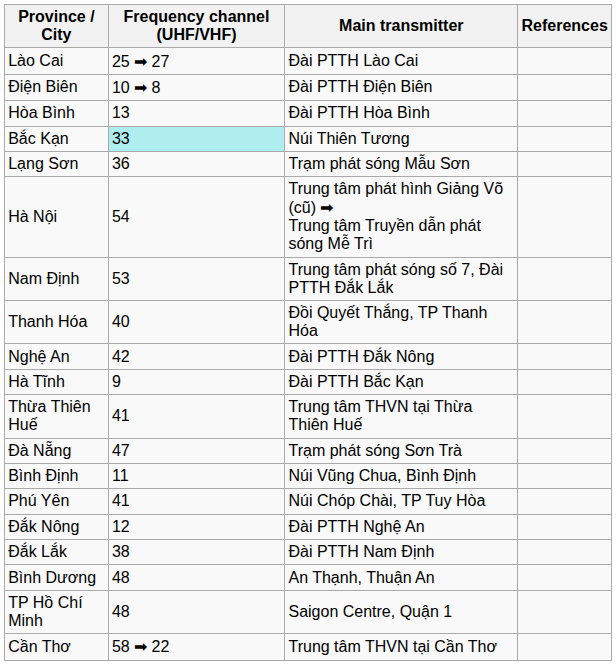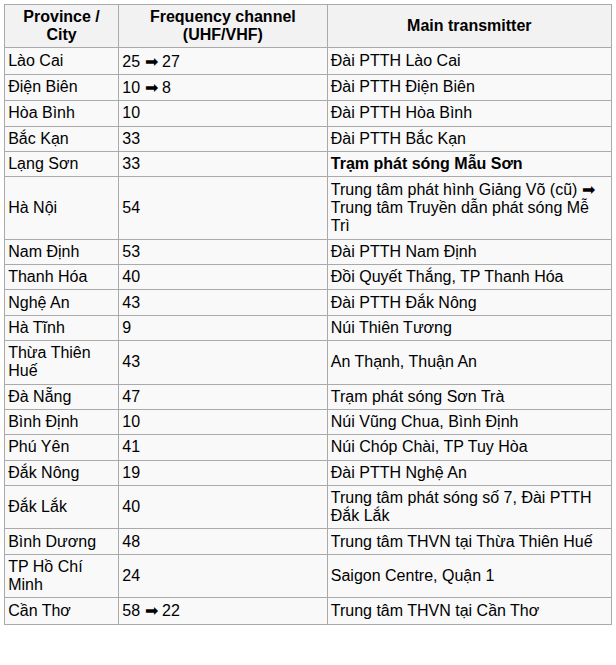- column: (565, 26)
(121, 113) 13 -> (131, 113) 10
(121, 138) paleturquoise background -> (131, 138) no background
(349, 138) Núi Thiên Tương -> (398, 138) Đài PTTH Bắc Kạn
(121, 164) 36 -> (131, 164) 33
(379, 164) normal -> (427, 164) bold
(396, 278) Trung tâm phát sóng số 7, Đài PTTH Đắk Lắk -> (404, 251) Đài PTTH Nam Định
(121, 356) 42 -> (131, 302) 43
(356, 381) Đài PTTH Bắc Kạn -> (391, 327) Núi Thiên Tương
(121, 416) 41 -> (131, 362) 43
(380, 416) Trung tâm THVN tại Thừa Thiên Huế -> (404, 362) An Thạnh, Thuận An
(120, 476) 11 -> (131, 422) 10
(121, 526) 12 -> (131, 472) 19
(121, 552) 38 -> (131, 507) 40
(361, 552) Đài PTTH Nam Định -> (461, 507) Trung tâm phát sóng số 7, Đài PTTH Đắk Lắk
(362, 577) An Thạnh, Thuận An -> (462, 541) Trung tâm THVN tại Thừa Thiên Huế
(121, 611) 48 -> (131, 575) 24
